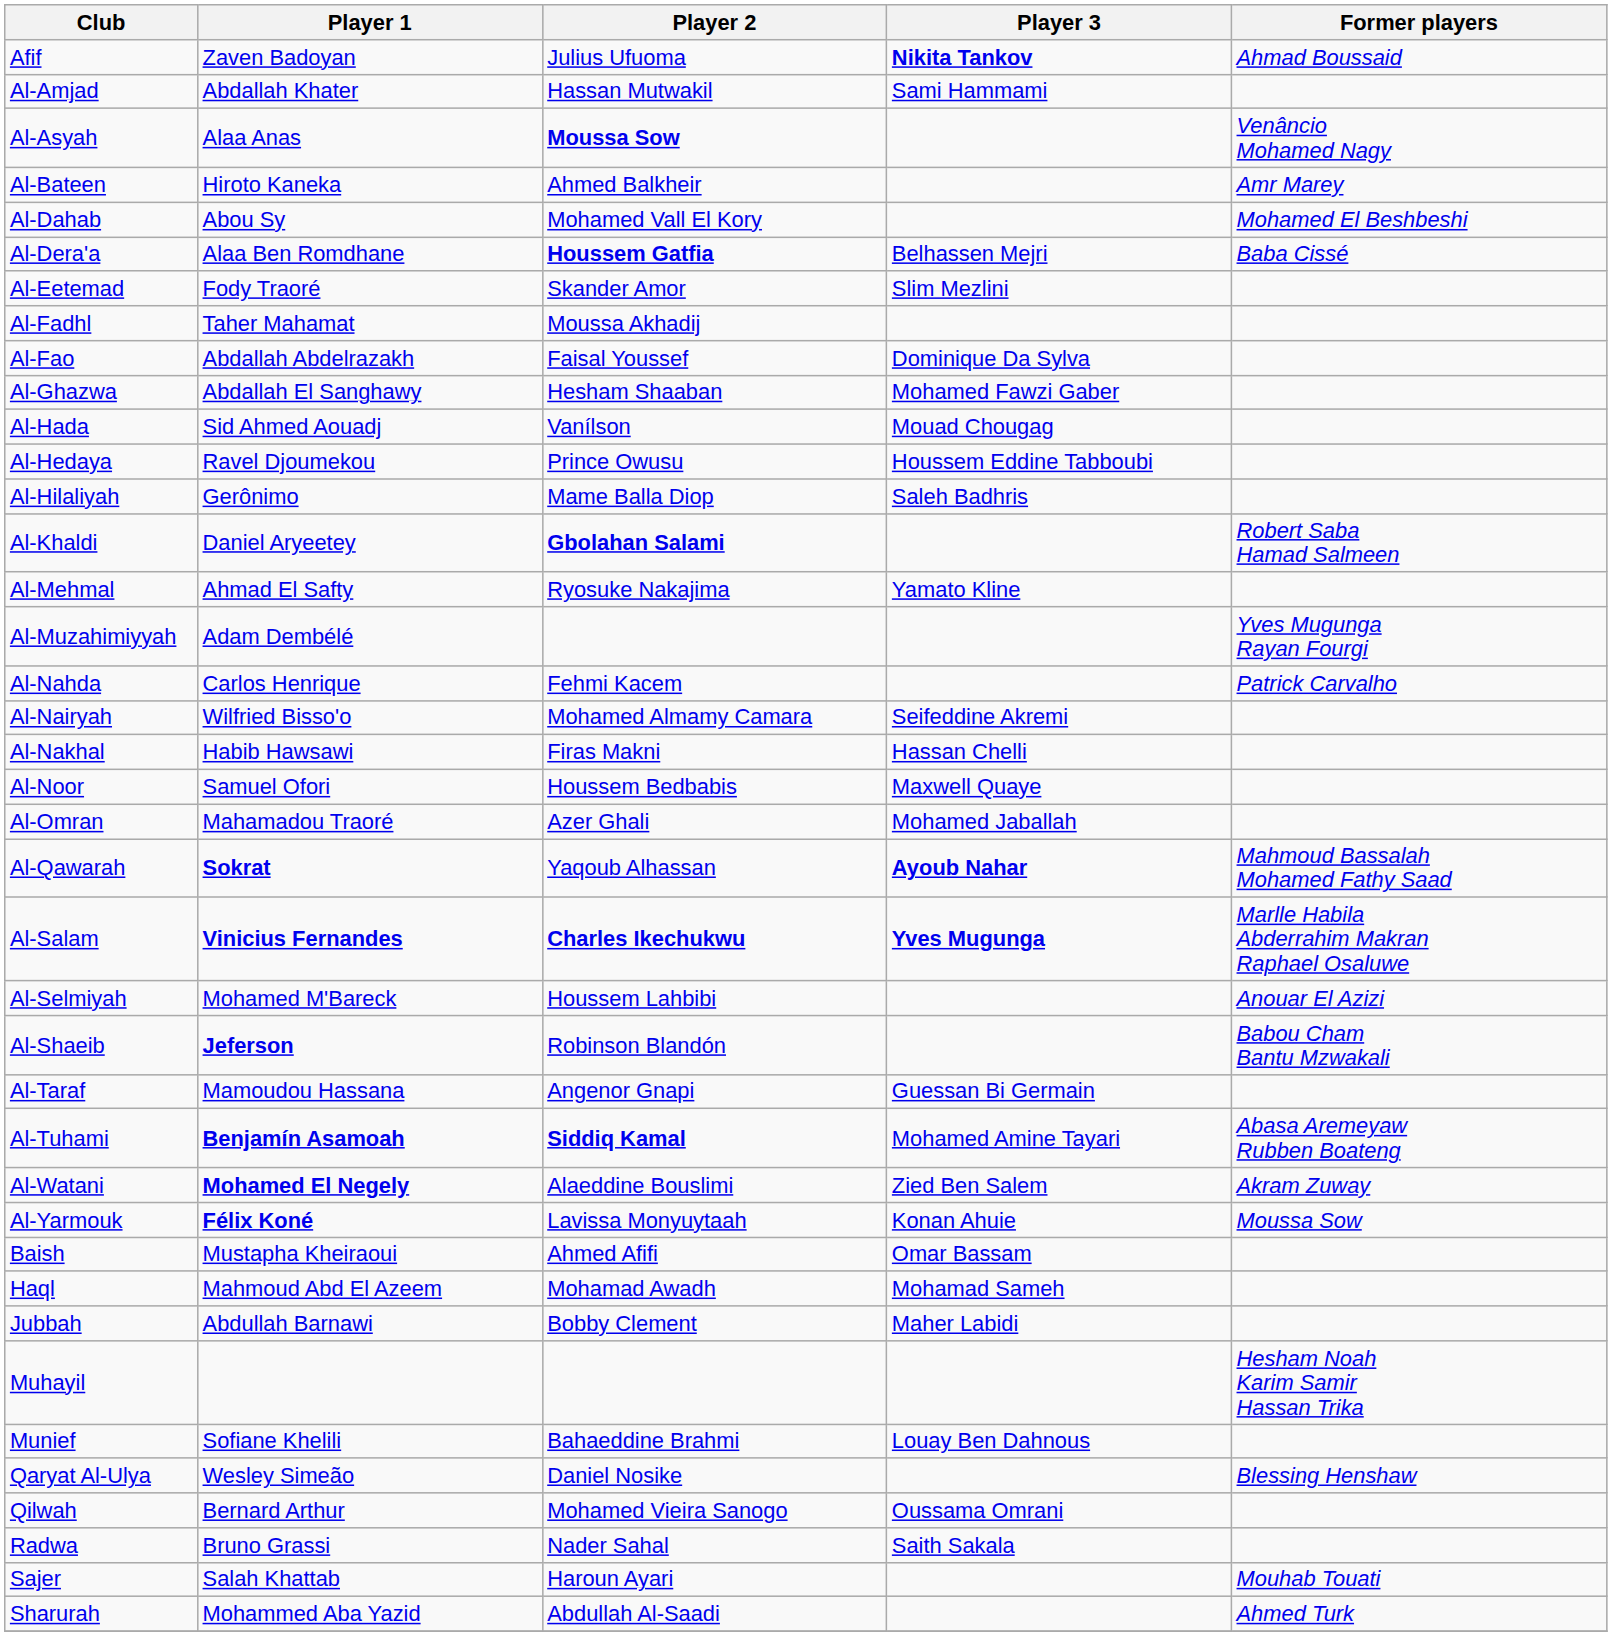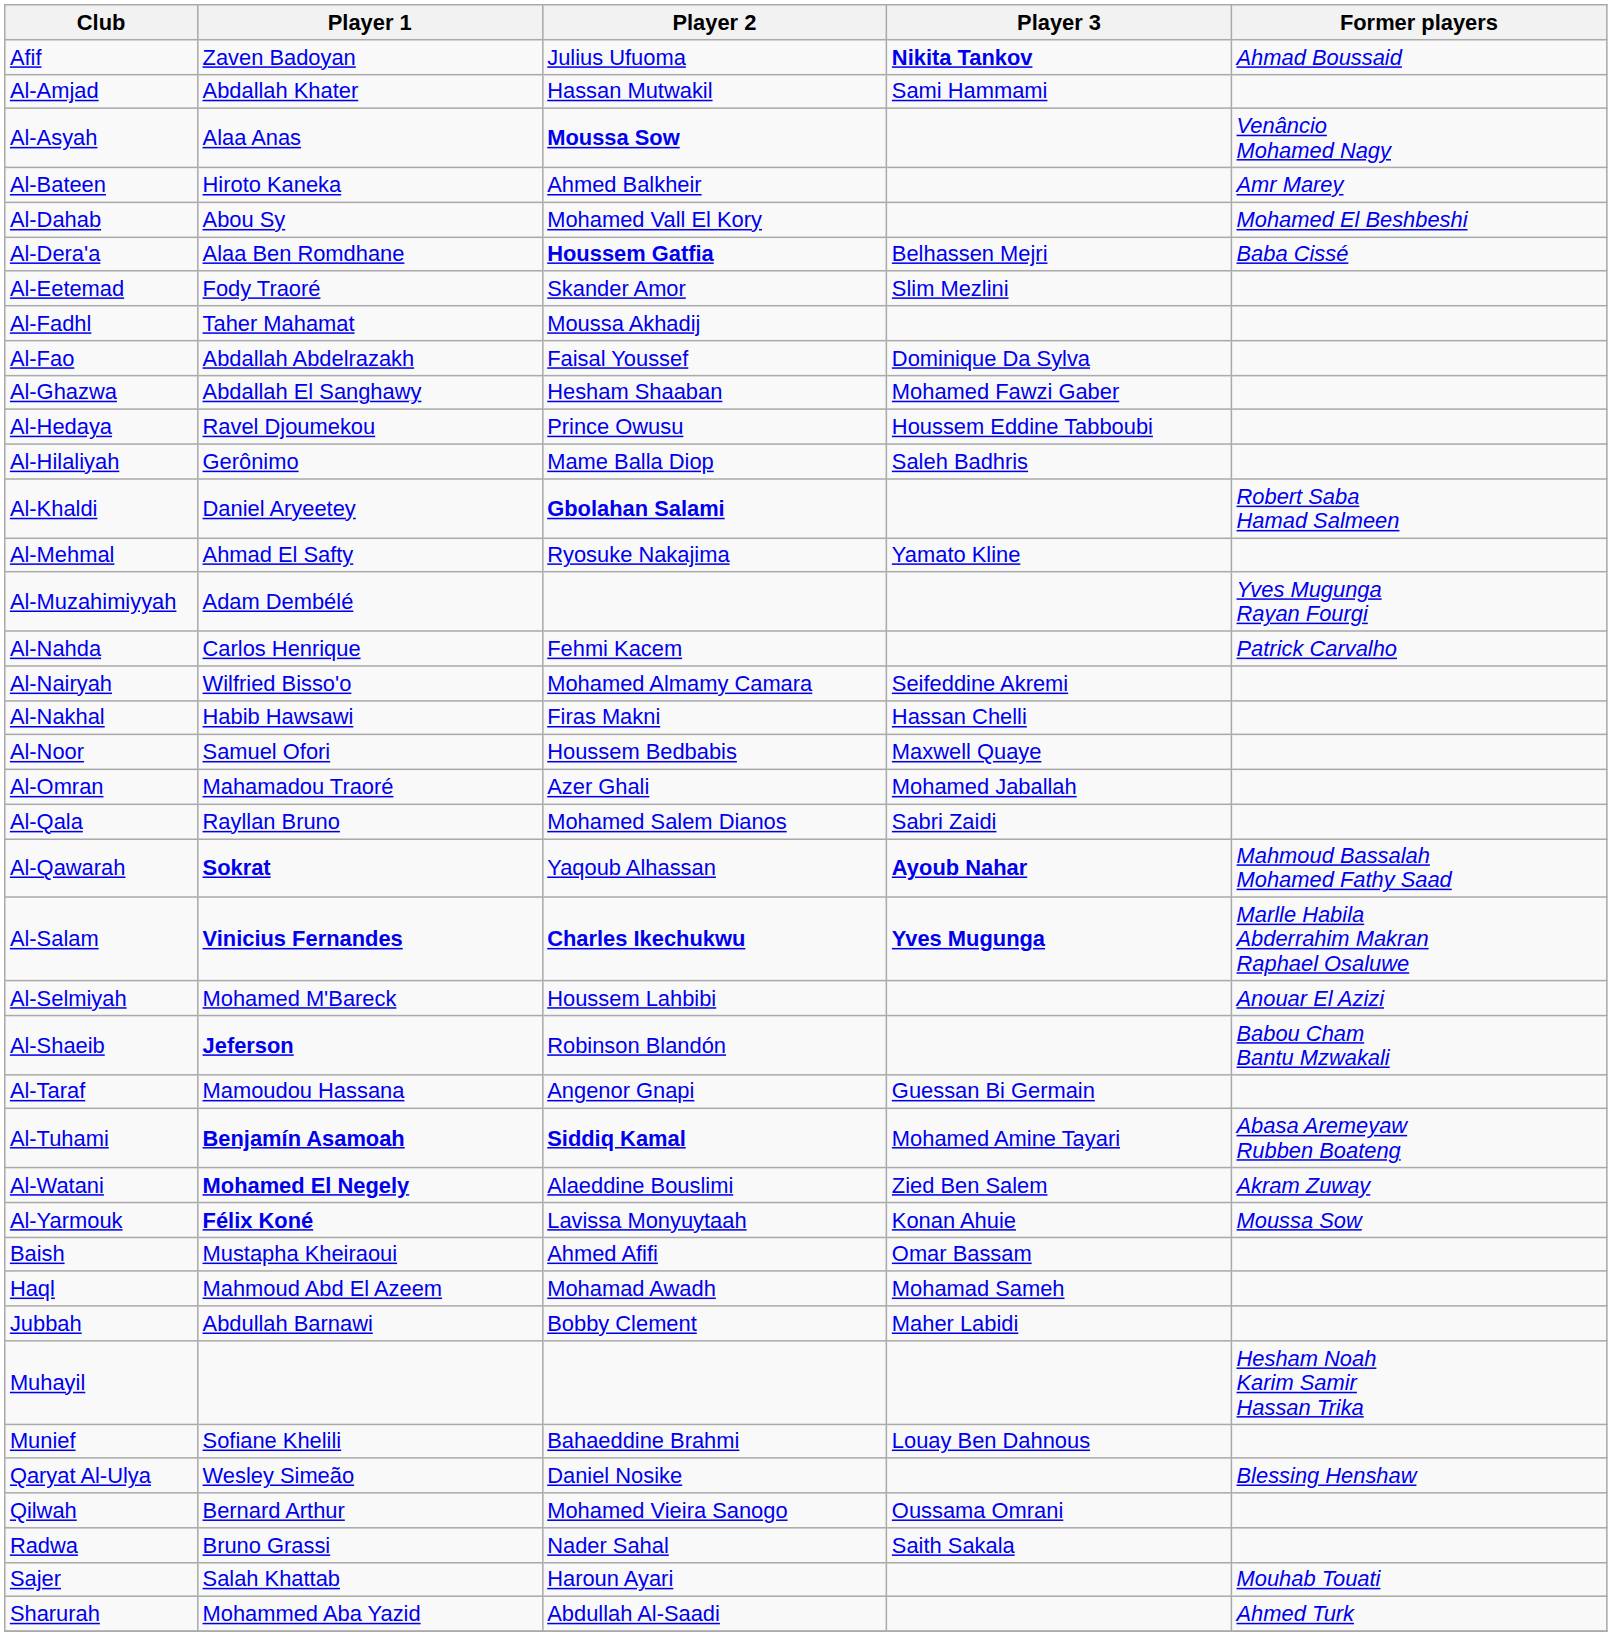- row: (49, 427)
+ row: (46, 822)
